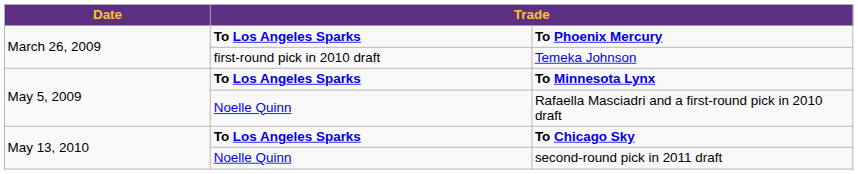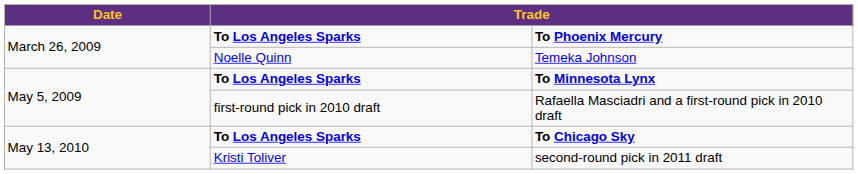(297, 57) first-round pick in 2010 draft -> (253, 57) Noelle Quinn
(253, 107) Noelle Quinn -> (297, 107) first-round pick in 2010 draft
(253, 158) Noelle Quinn -> (250, 158) Kristi Toliver
